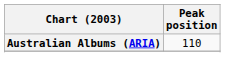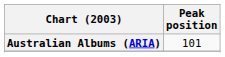(192, 43) 110 -> (192, 43) 101
